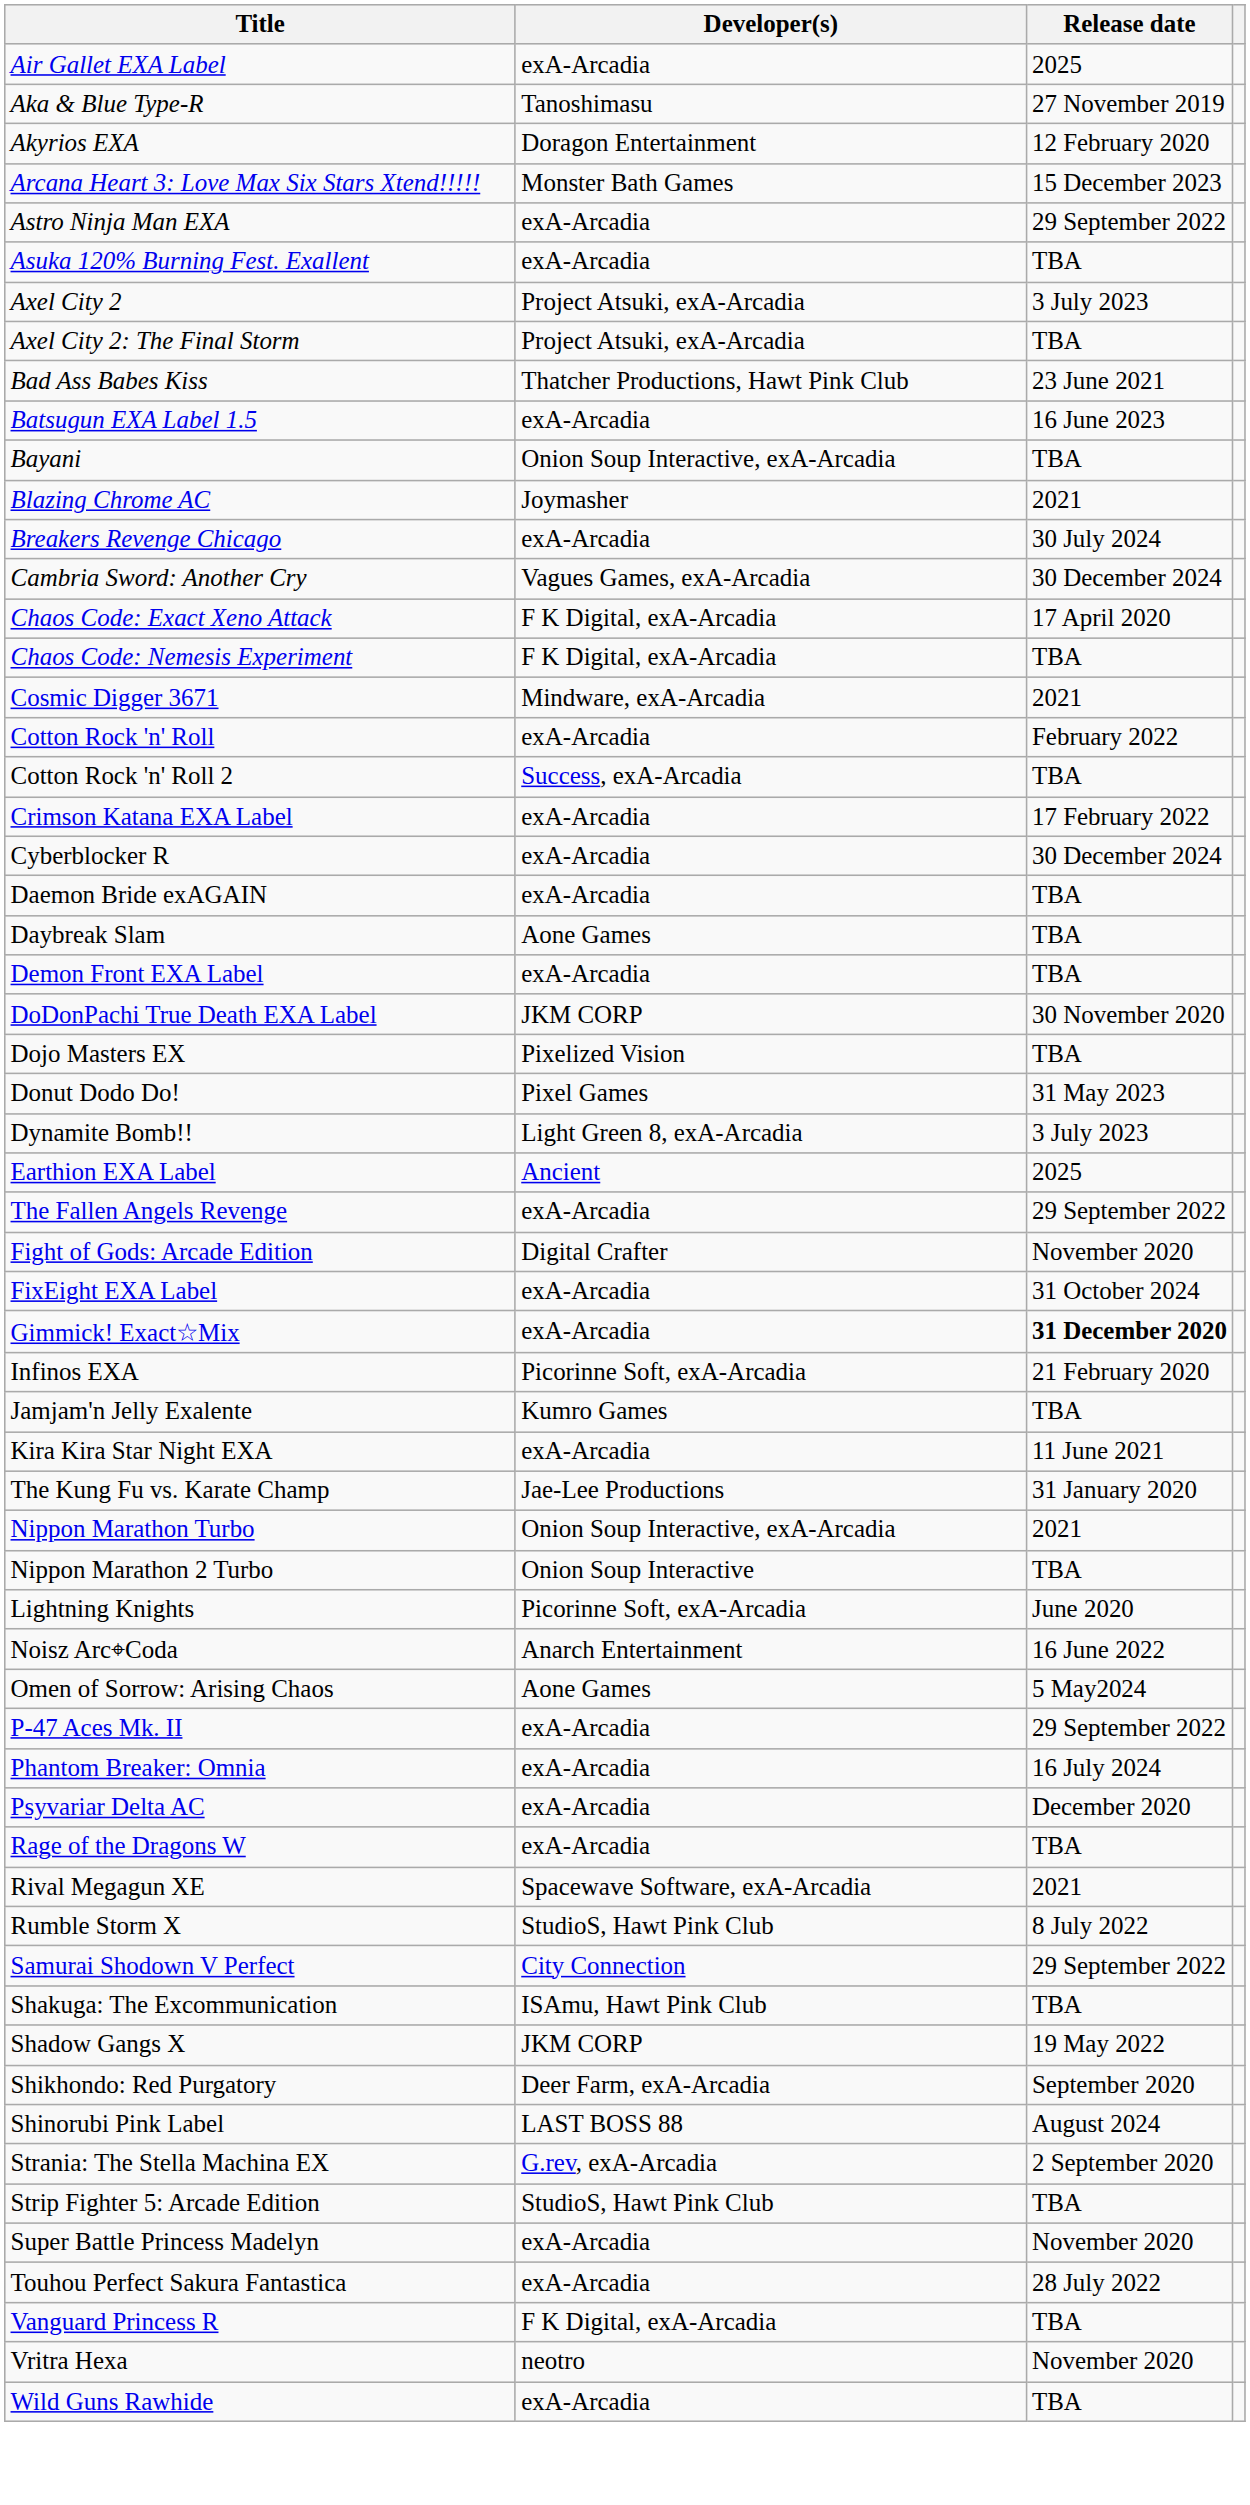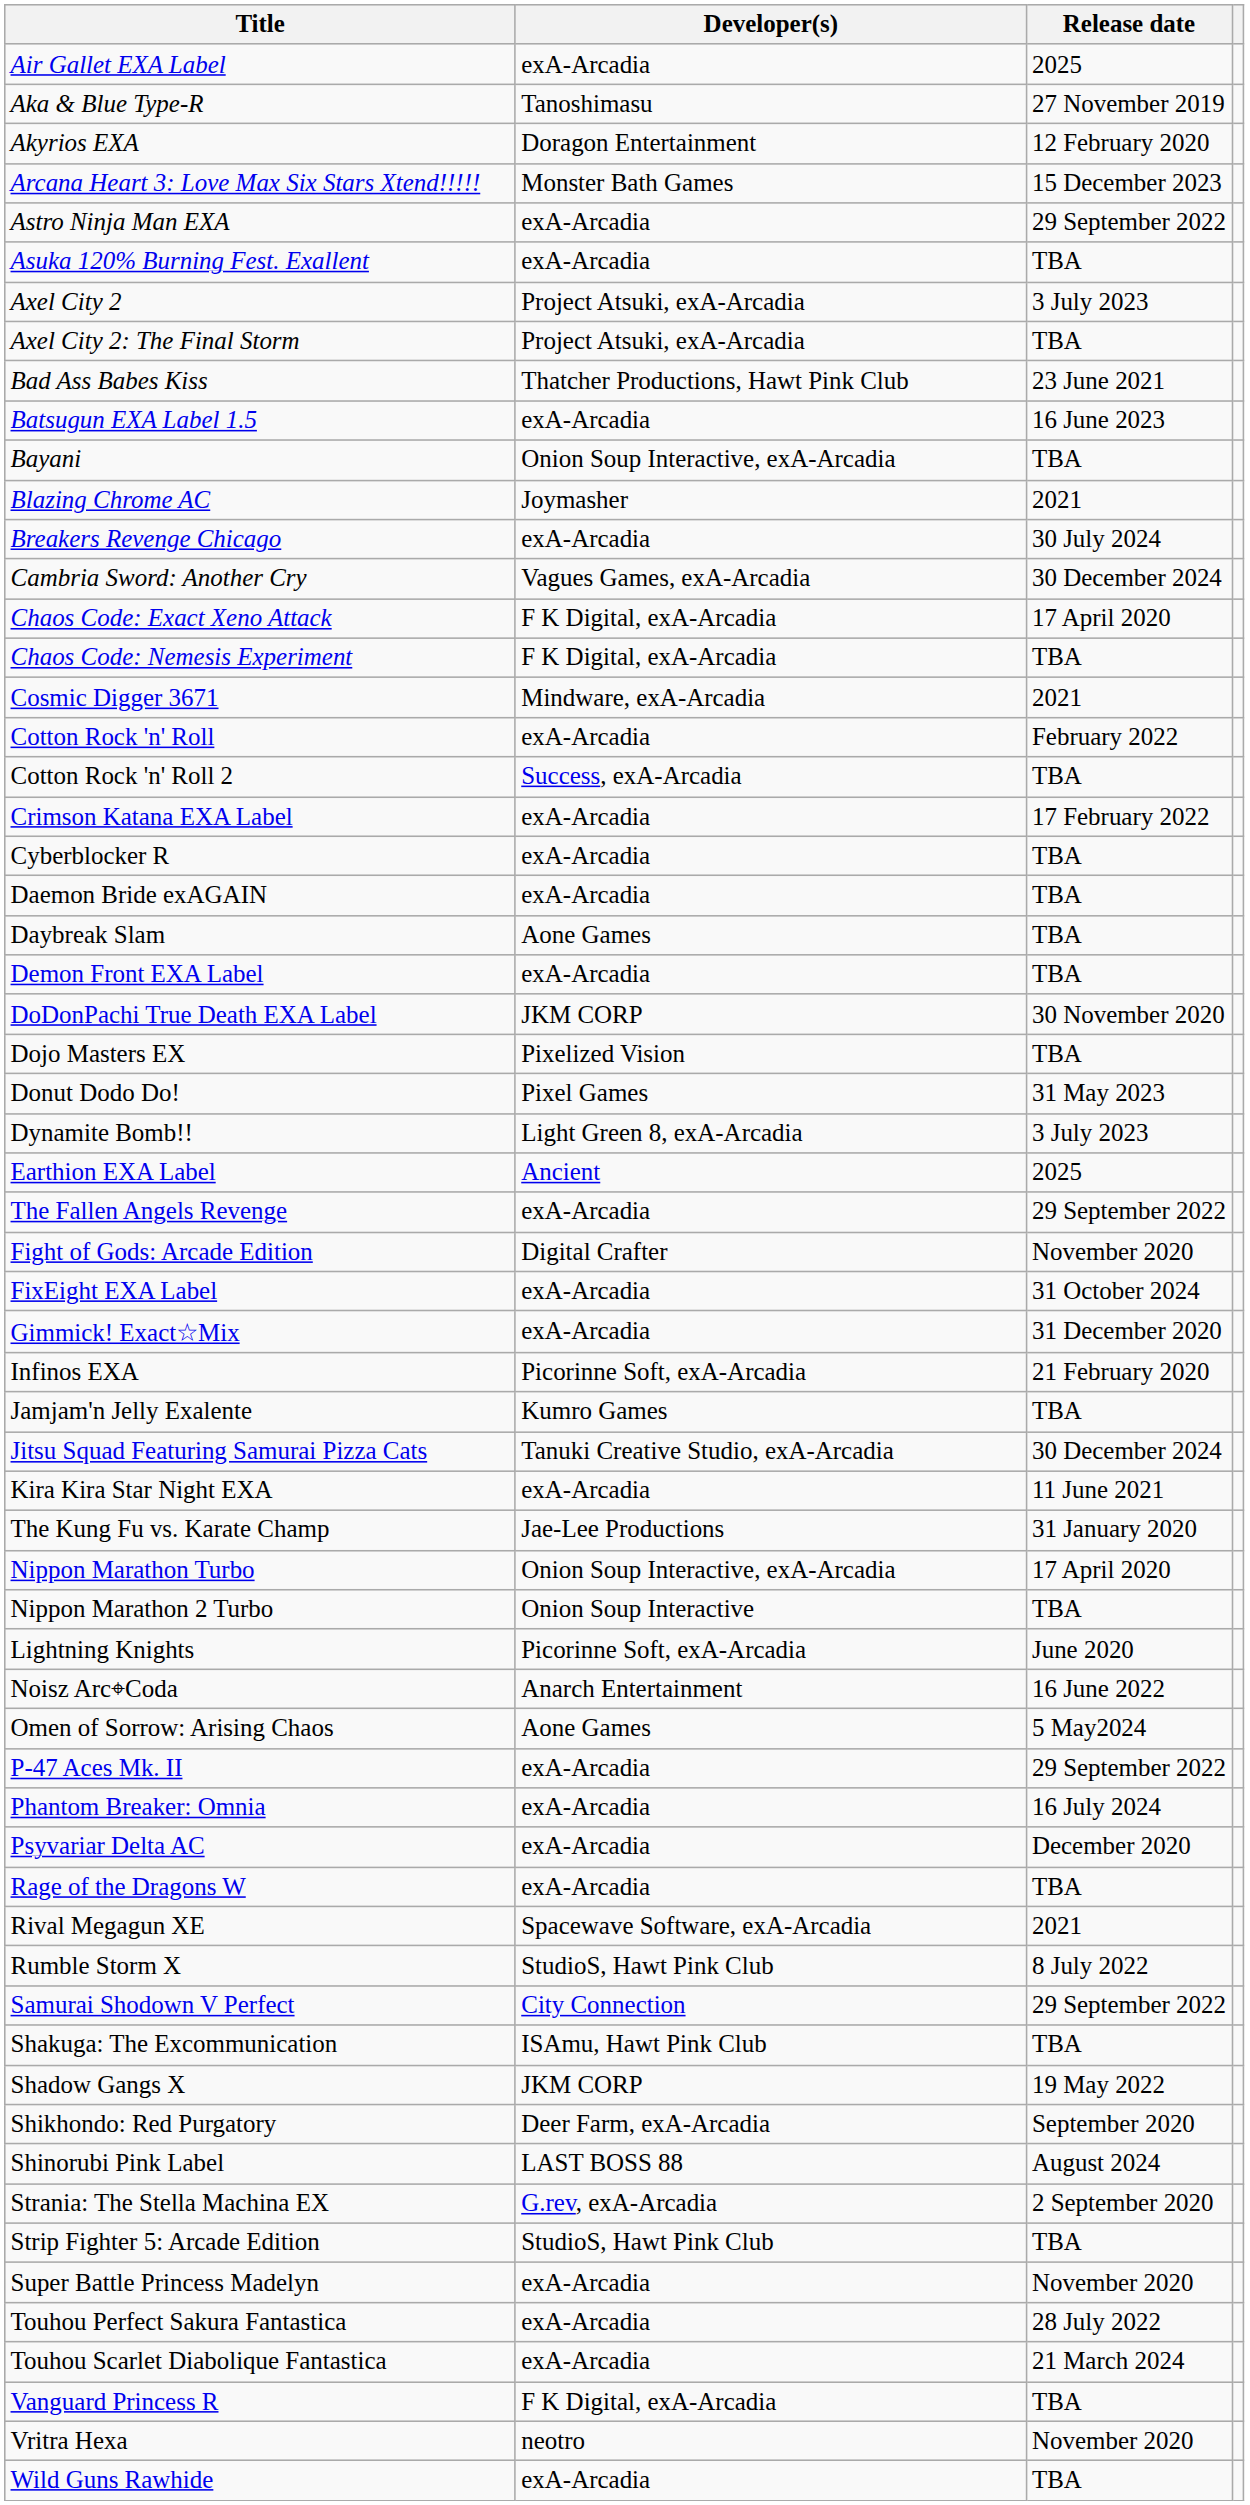(1127, 855) 30 December 2024 -> (1057, 855) TBA
(1129, 1331) bold -> (1127, 1331) normal
+ row: (219, 1450)
(1057, 1530) 2021 -> (1101, 1569) 17 April 2020
+ row: (199, 2361)
